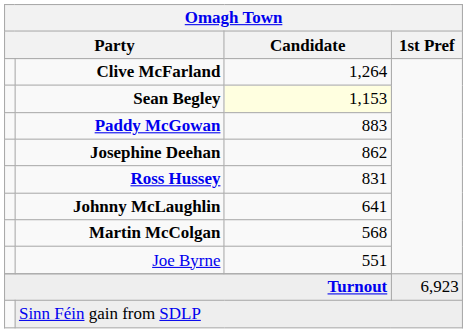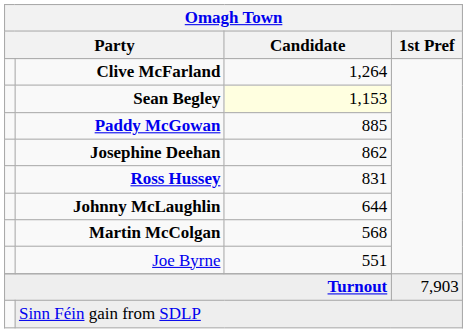(375, 125) 883 -> (375, 125) 885
(375, 206) 641 -> (375, 206) 644
(440, 286) 6,923 -> (440, 286) 7,903
